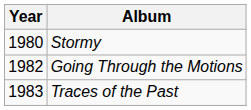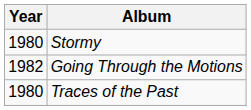(26, 92) 1983 -> (26, 92) 1980
